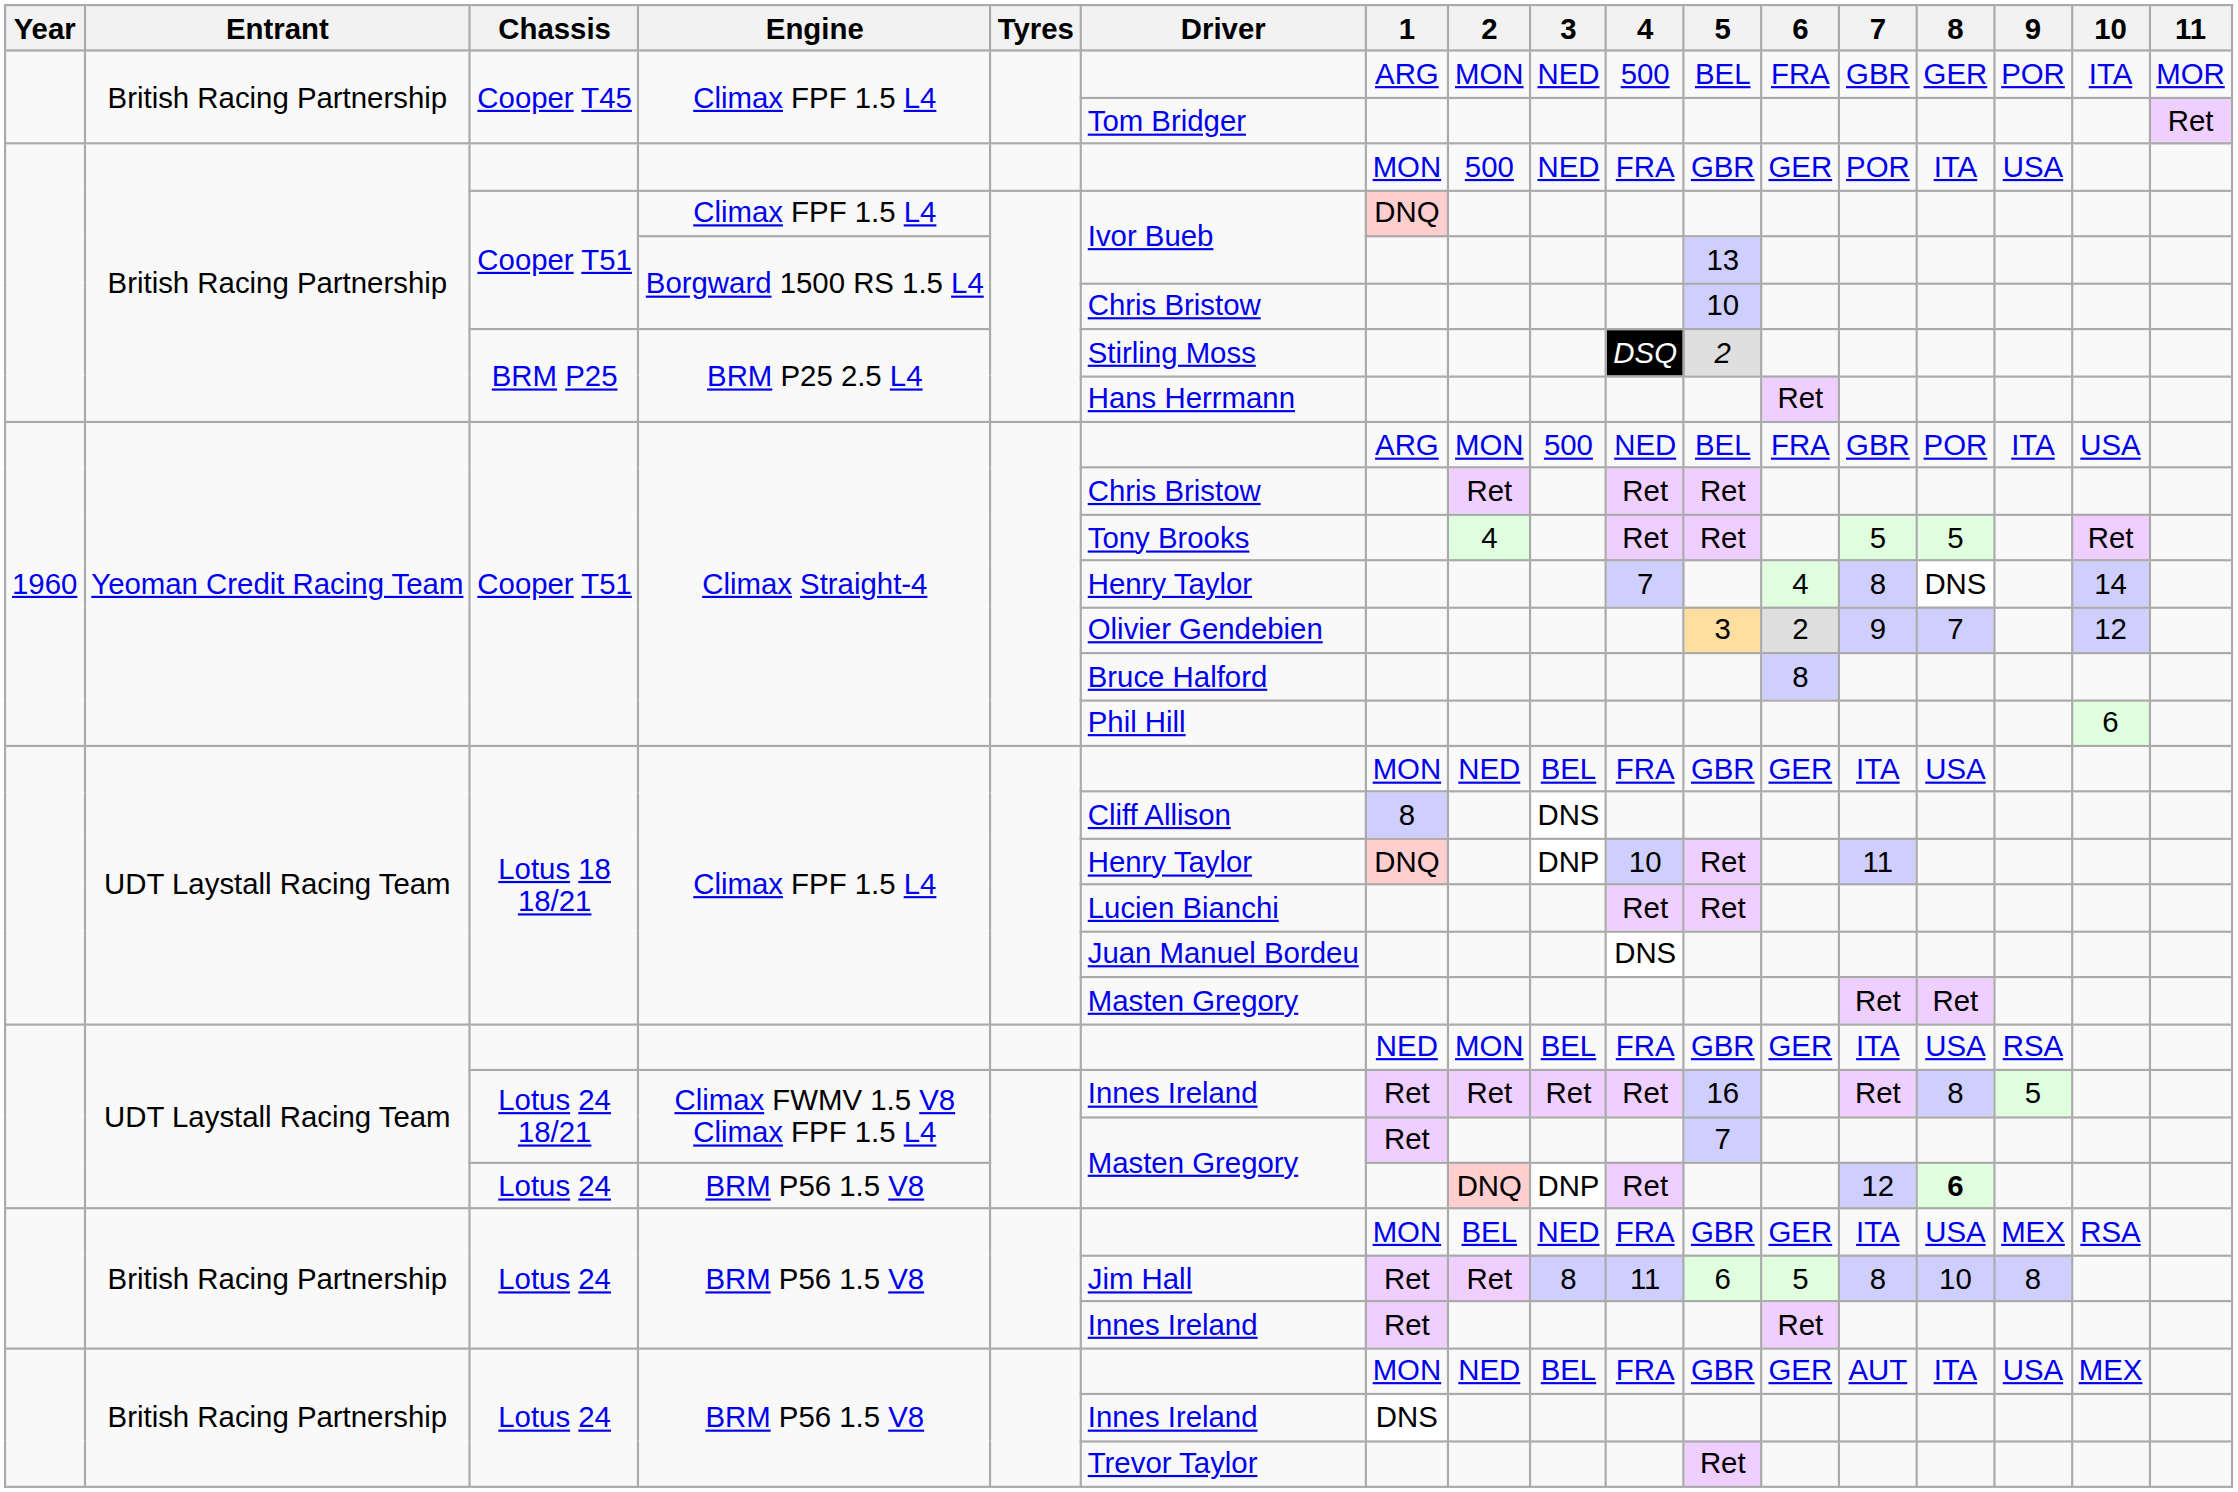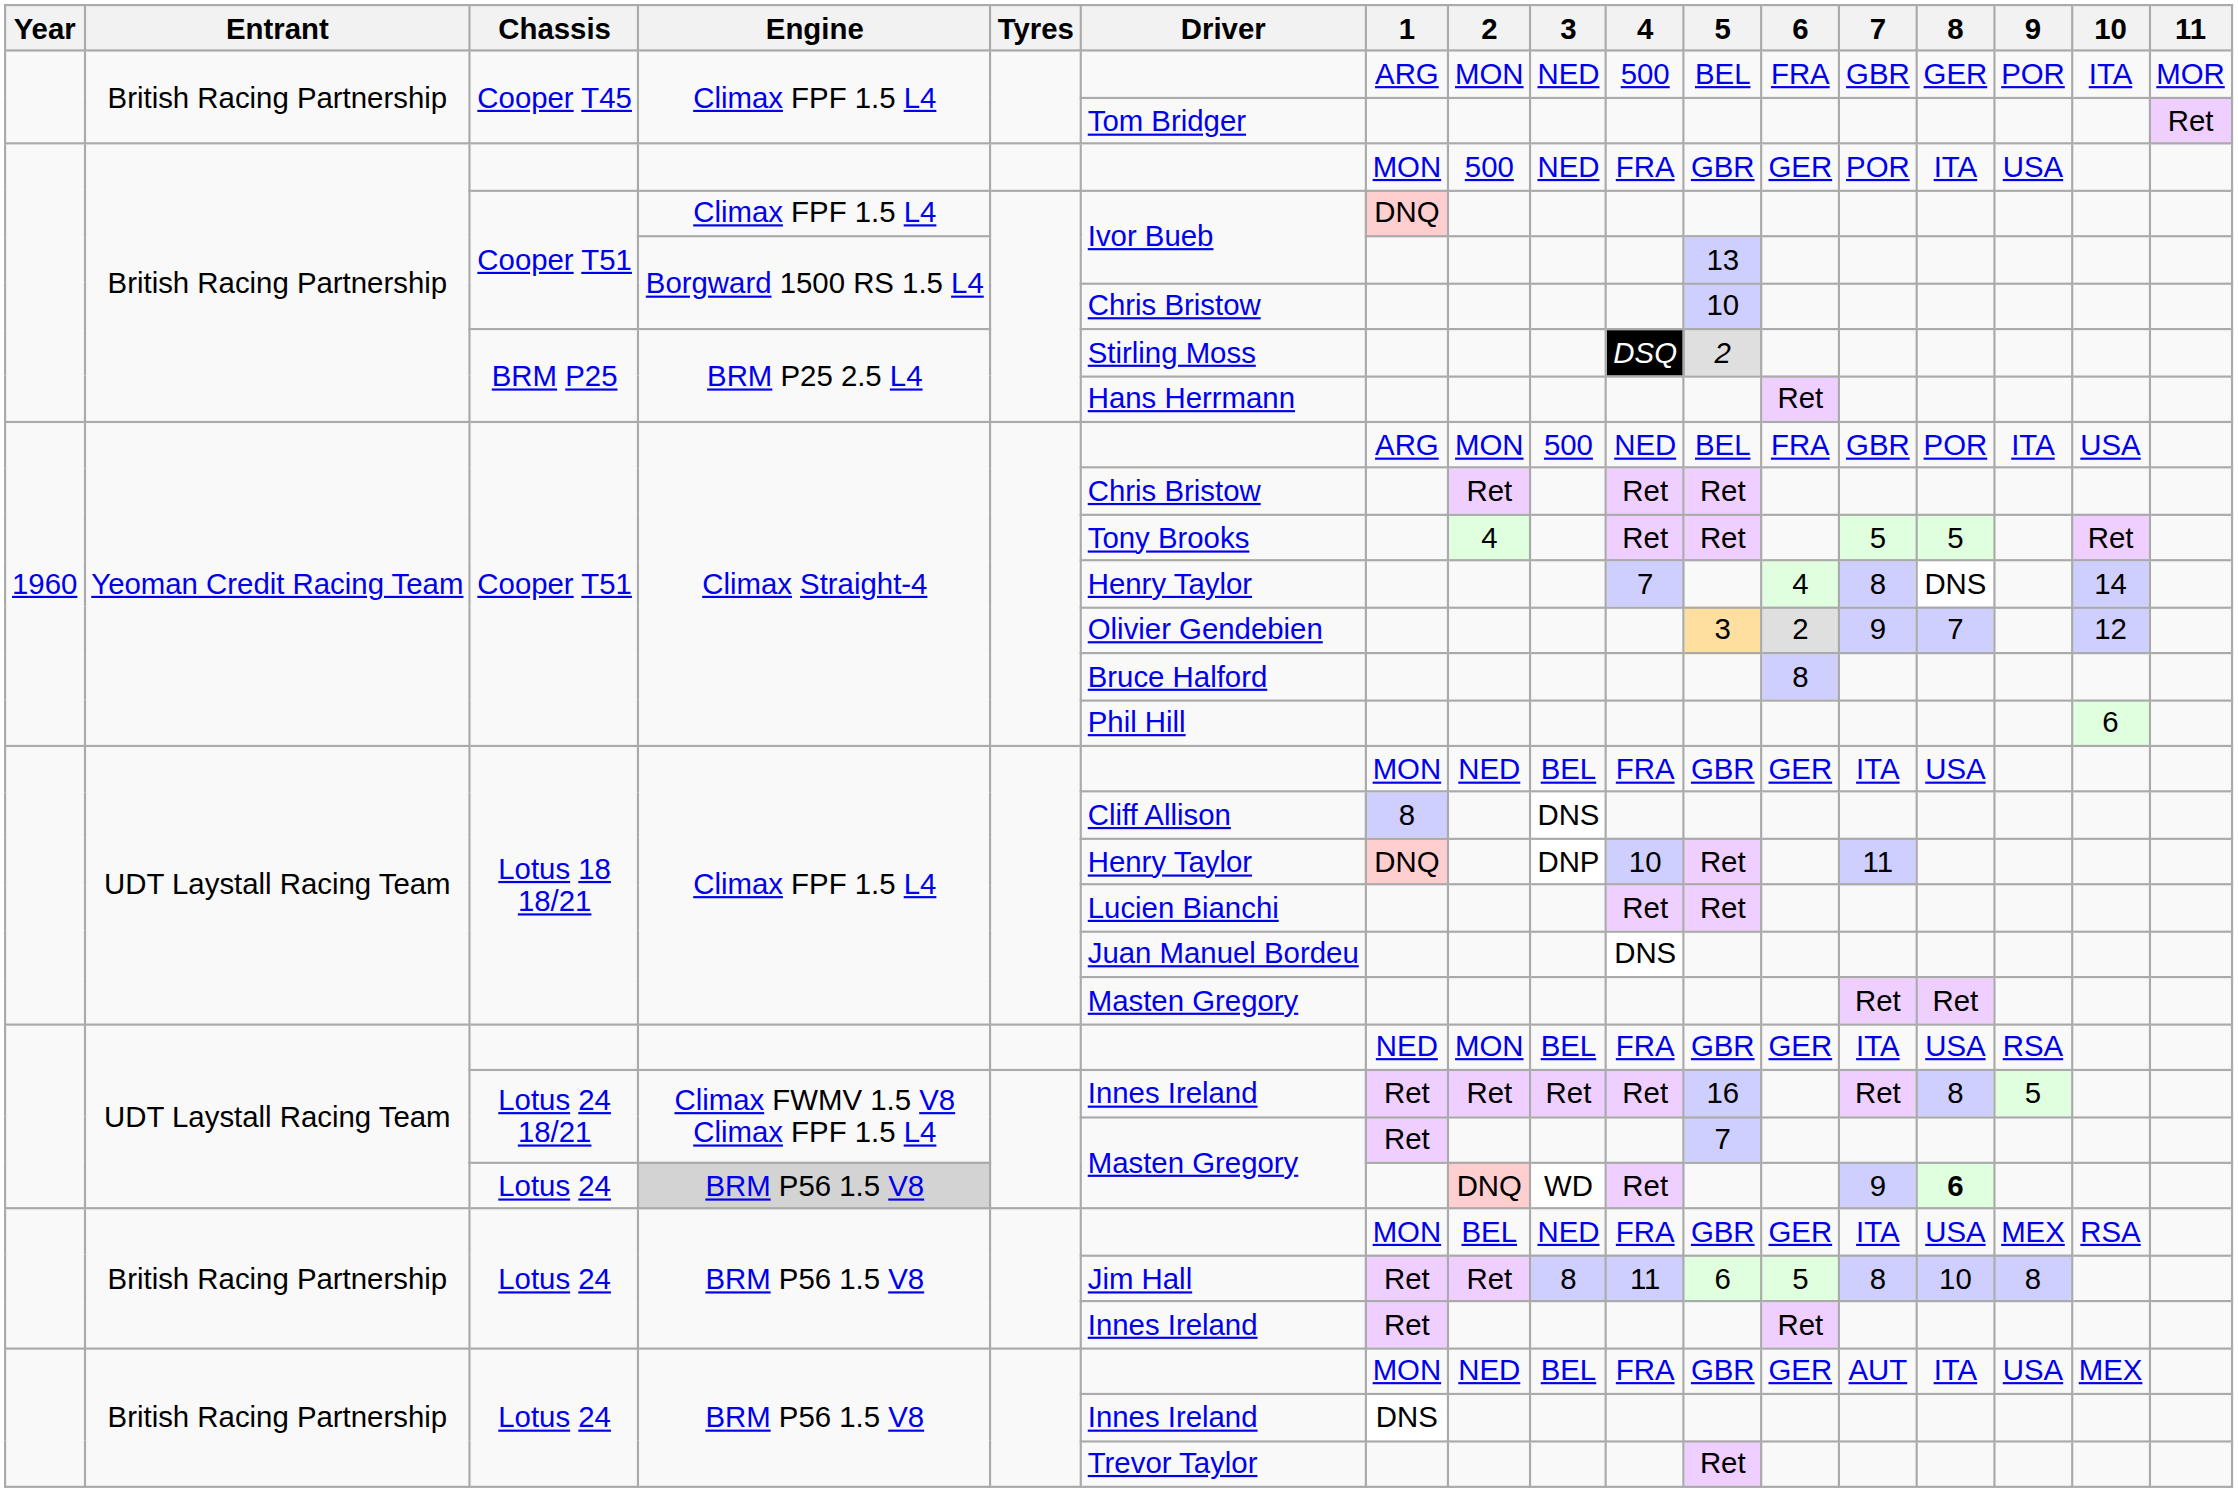(815, 1185) no background -> (815, 1185) lightgrey background
(1568, 1185) DNP -> (1568, 1185) WD
(1878, 1185) 12 -> (1878, 1185) 9
